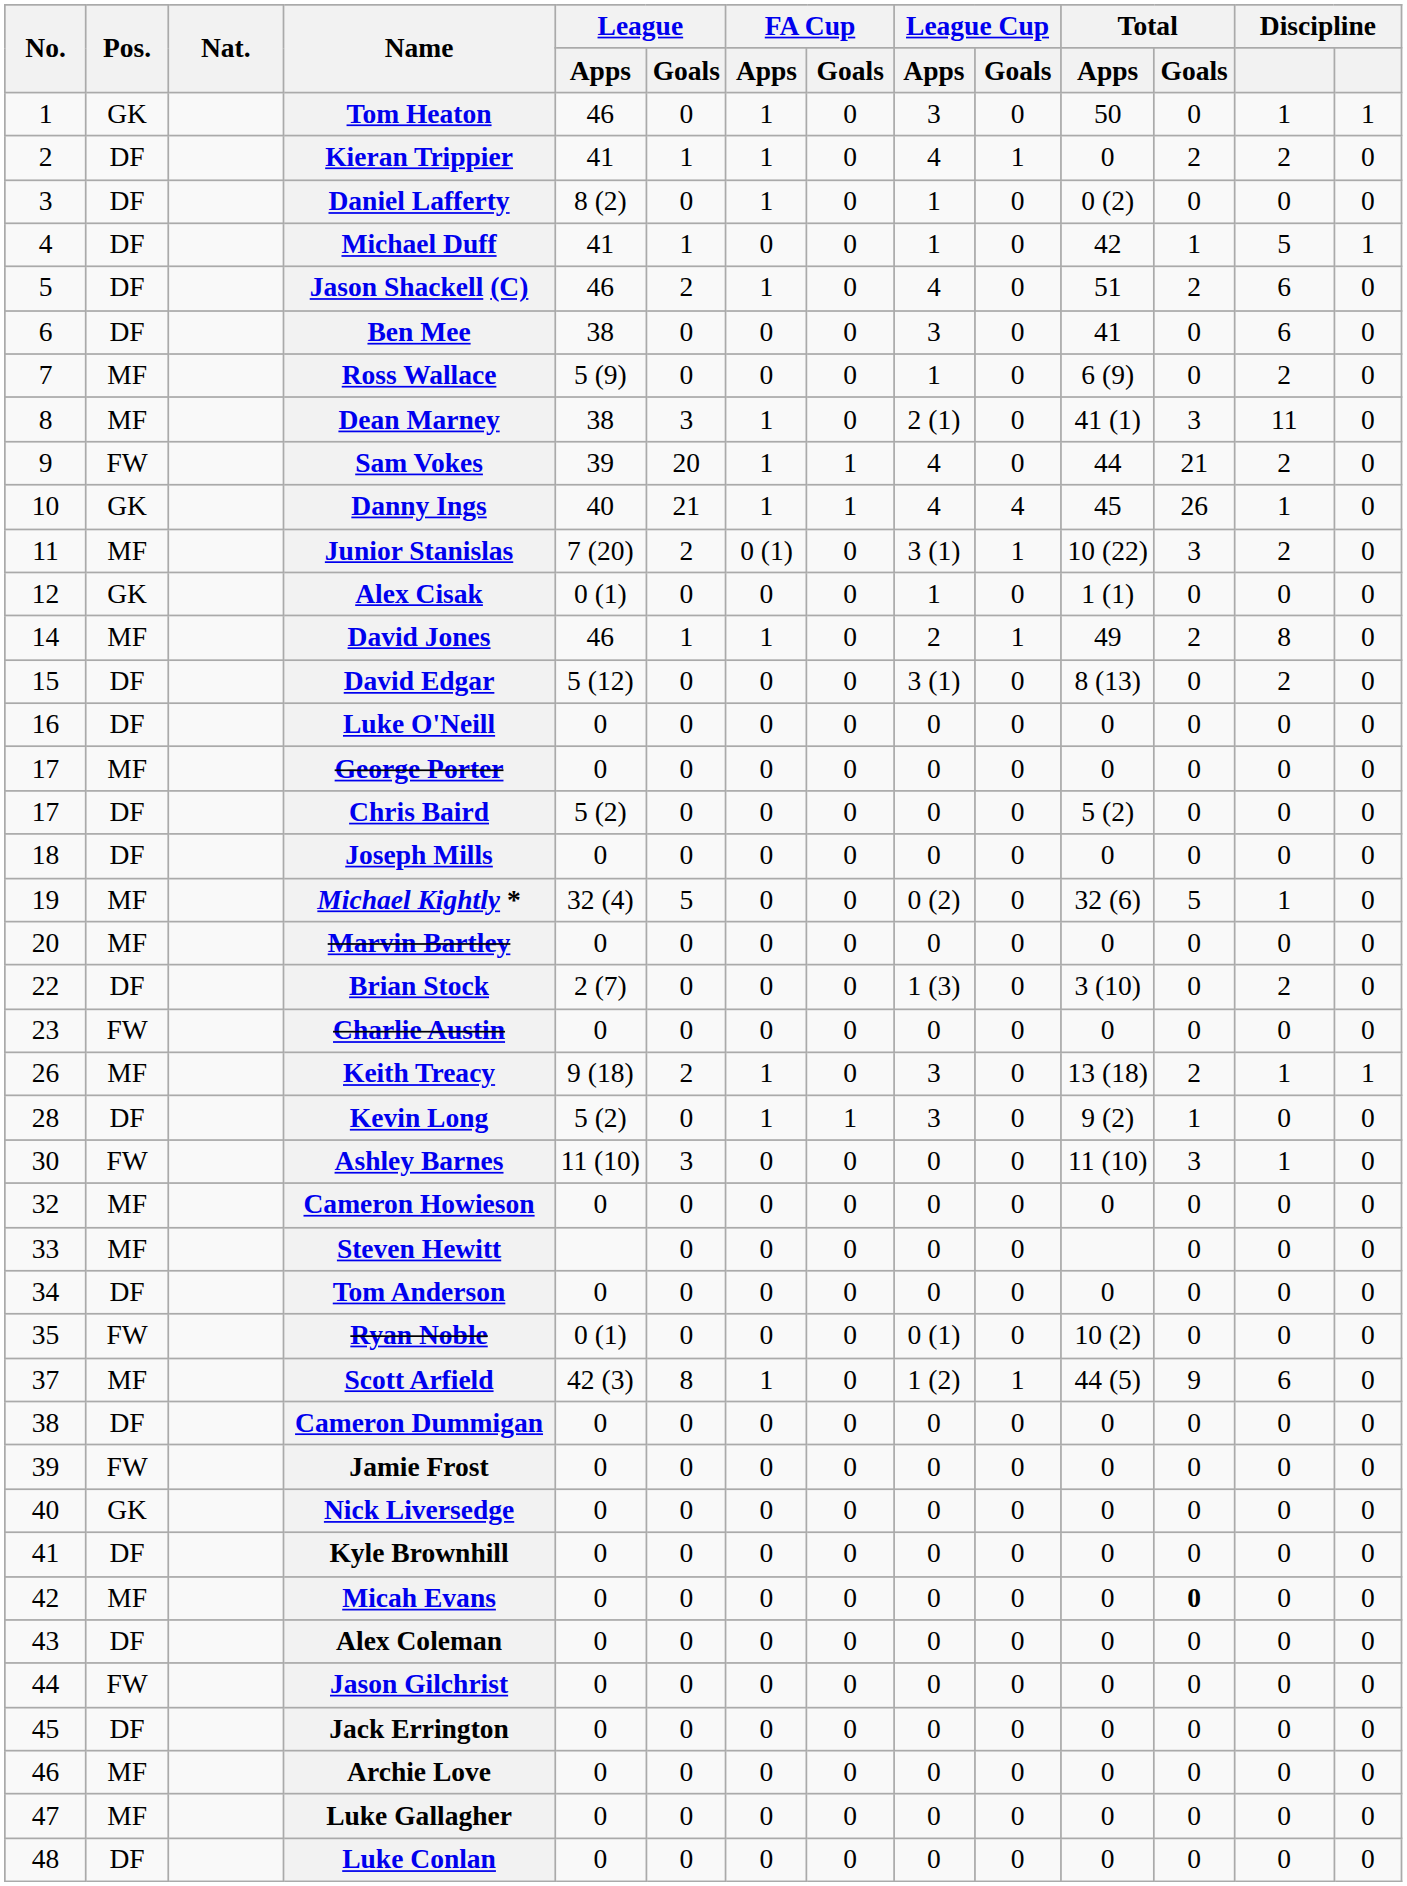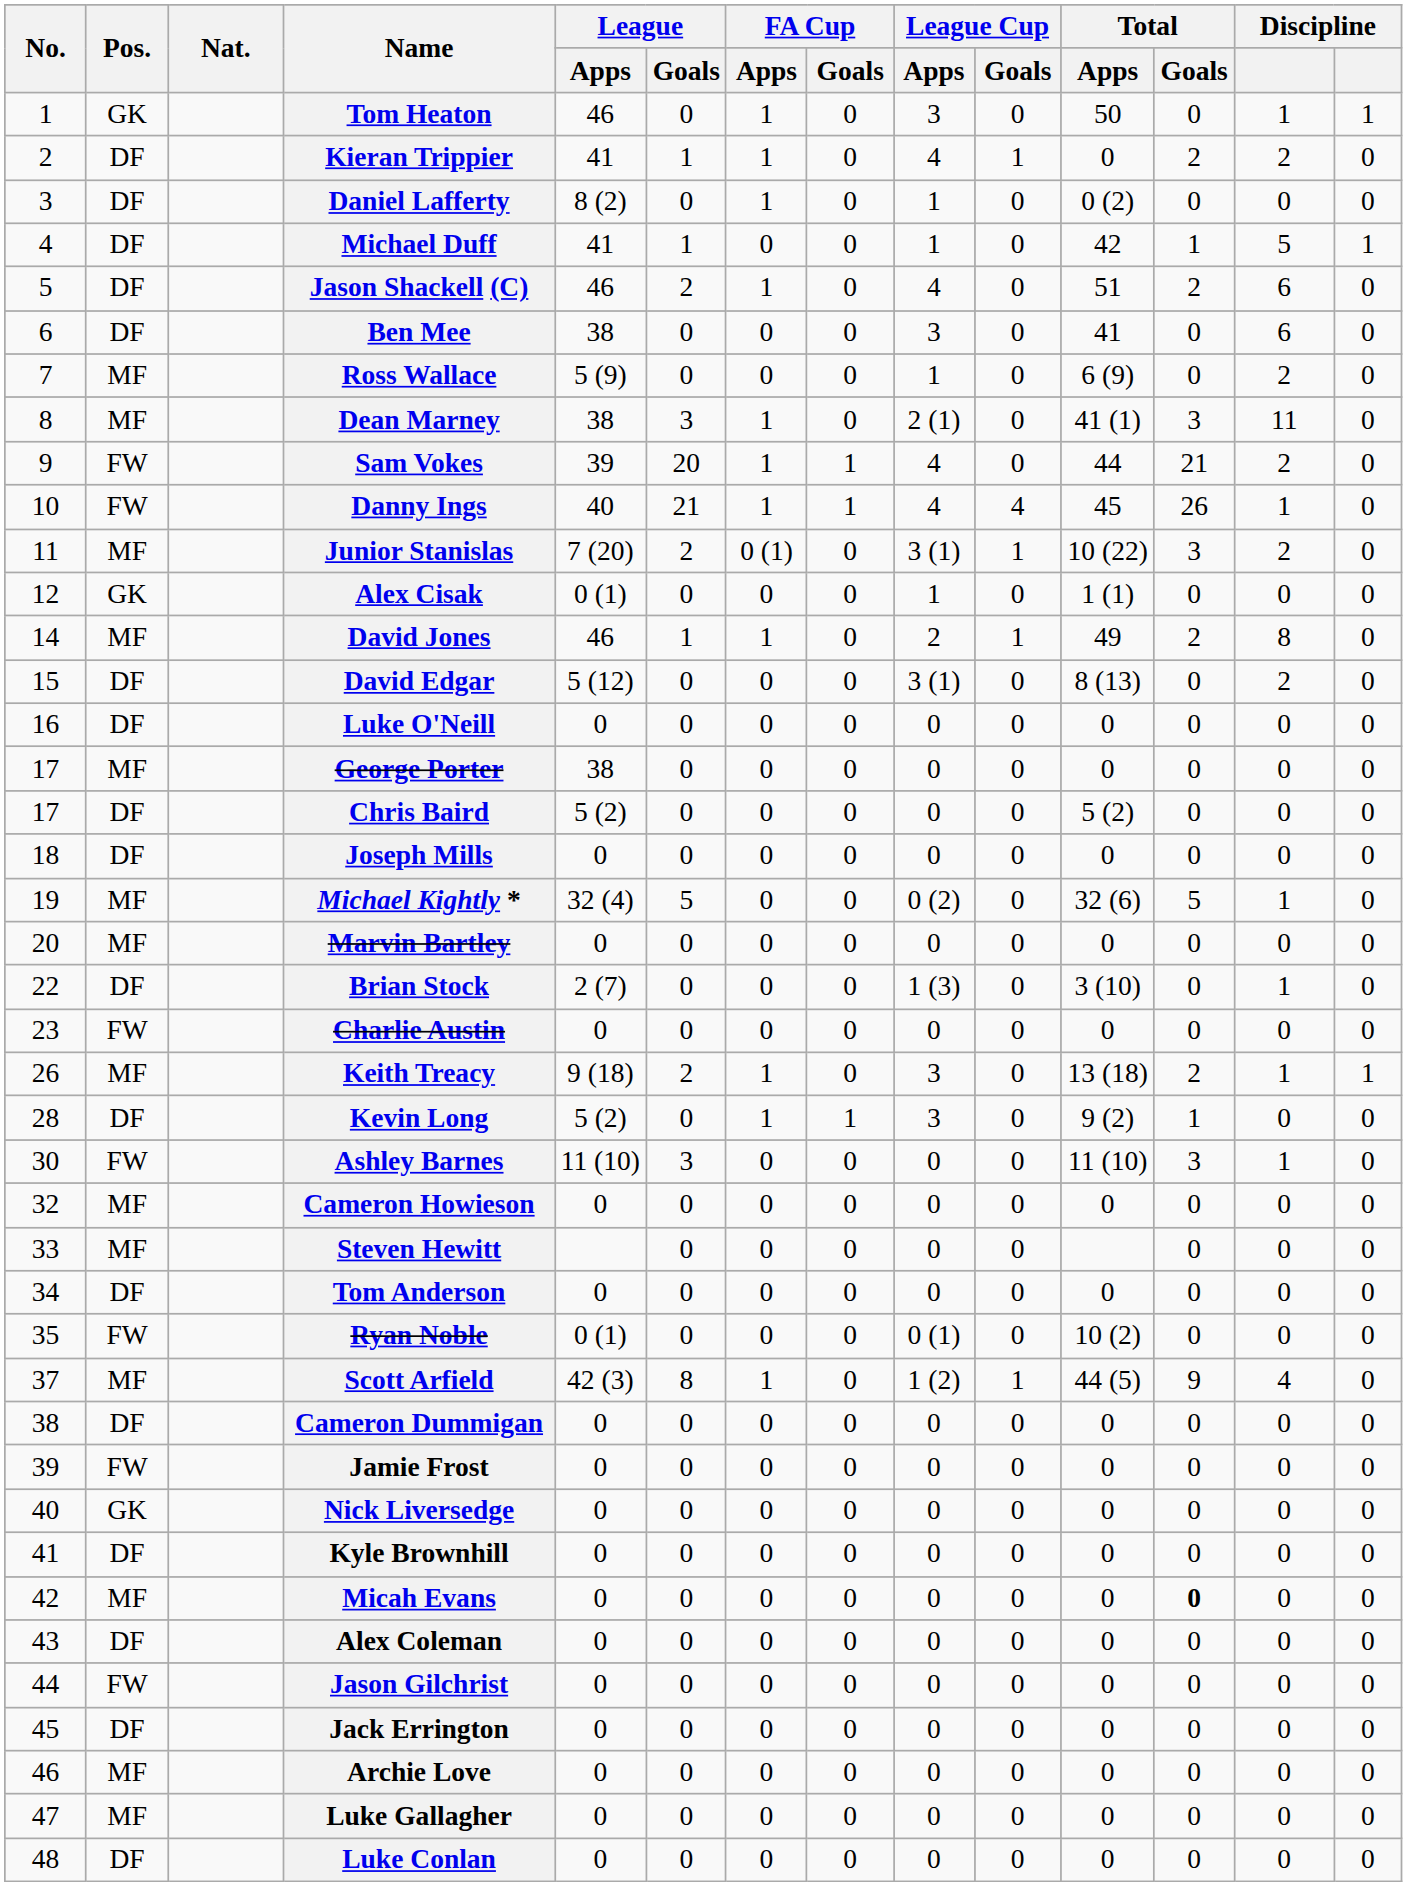(127, 506) GK -> (127, 506) FW
(600, 768) 0 -> (600, 768) 38
(1284, 986) 2 -> (1284, 986) 1
(1284, 1379) 6 -> (1284, 1379) 4
